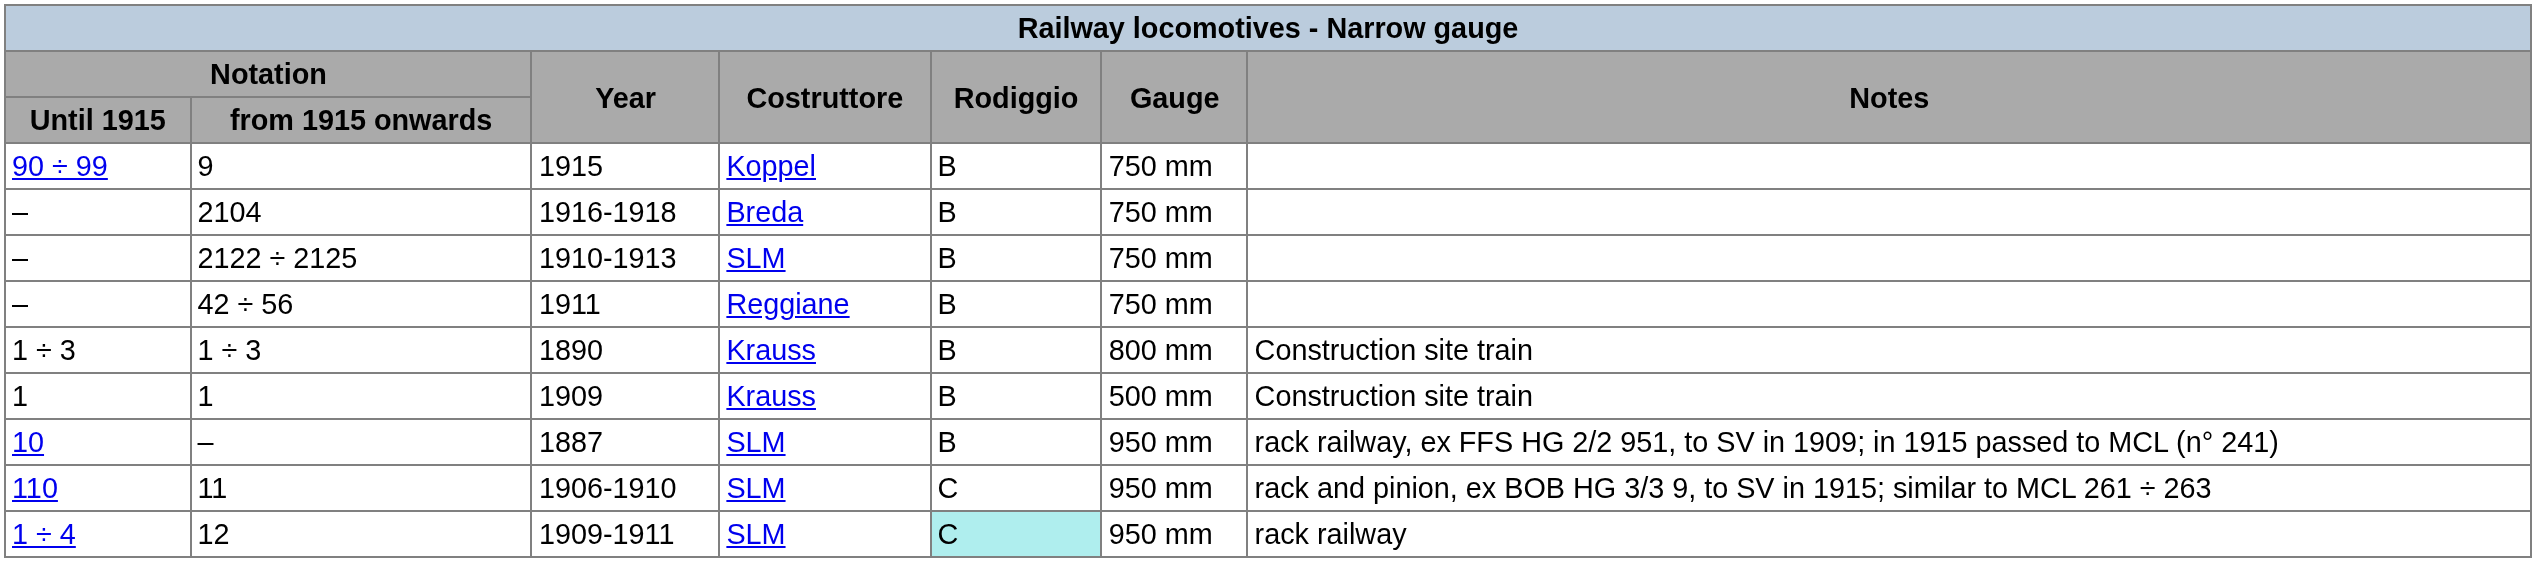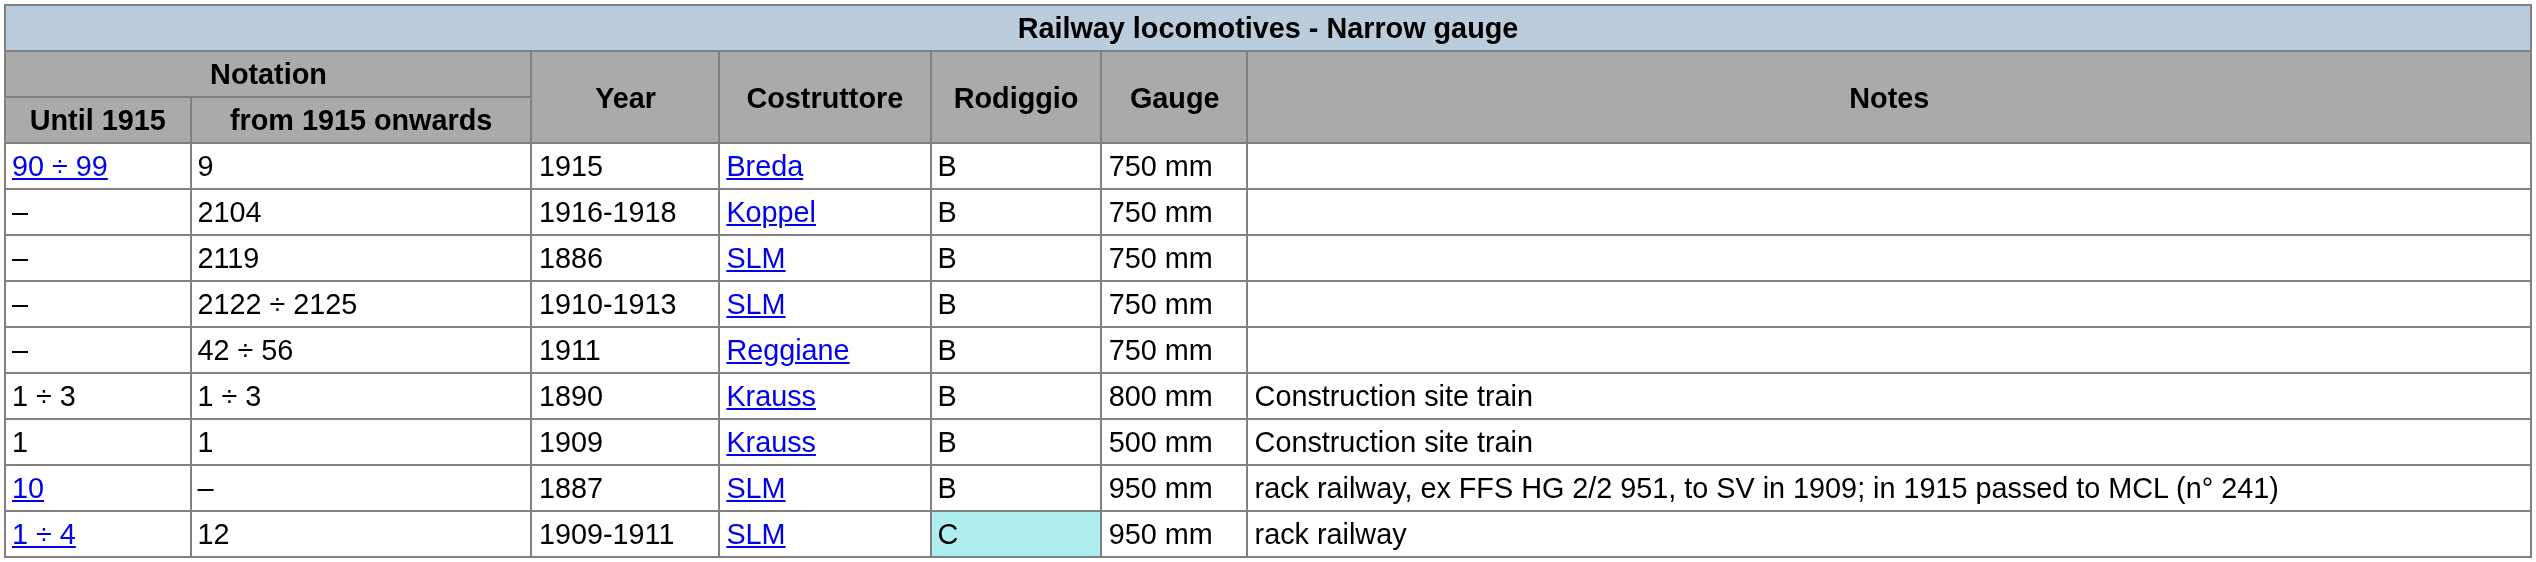(771, 166) Koppel -> (765, 166) Breda
(765, 212) Breda -> (771, 212) Koppel
+ row: (228, 258)
- row: (212, 488)
